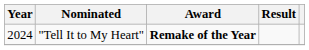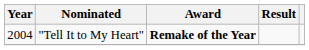(20, 34) 2024 -> (20, 34) 2004
